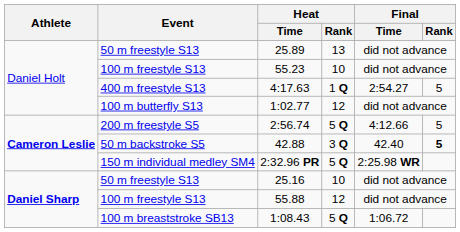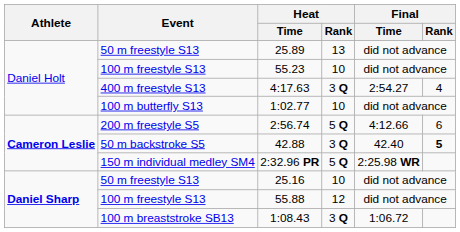(338, 88) 1 Q -> (338, 88) 3 Q
(439, 88) 5 -> (439, 88) 4
(338, 106) 12 -> (338, 106) 10
(439, 125) 5 -> (439, 125) 6
(338, 218) 5 Q -> (338, 218) 3 Q
